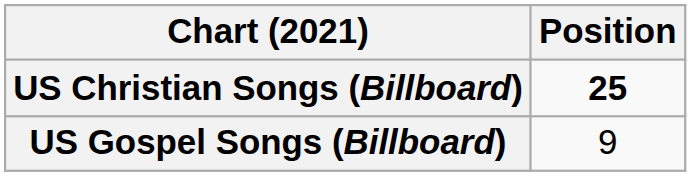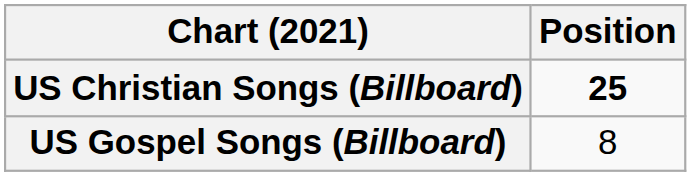(608, 142) 9 -> (608, 142) 8
